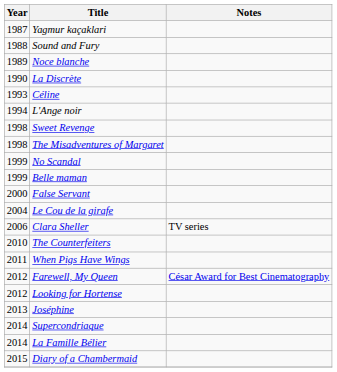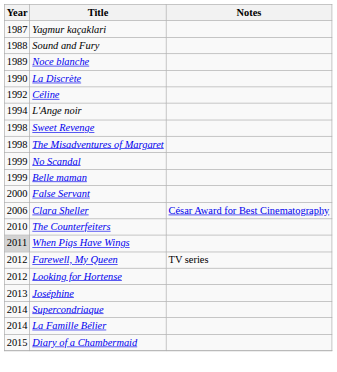(17, 95) 1993 -> (17, 95) 1992
- row: (73, 210)
(189, 227) TV series -> (249, 210) César Award for Best Cinematography
(17, 260) no background -> (17, 243) lightgrey background
(249, 276) César Award for Best Cinematography -> (189, 260) TV series
